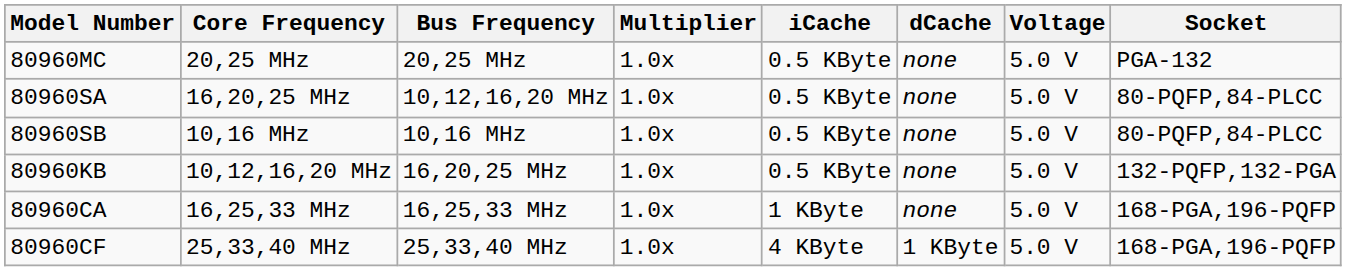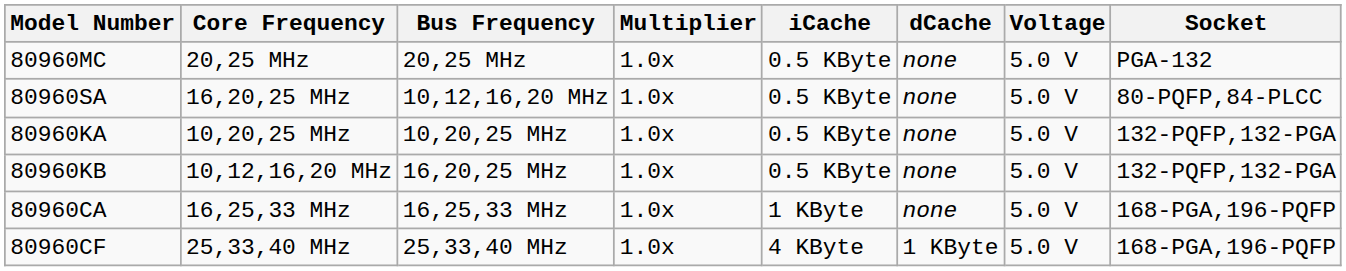- row: (58, 135)
+ row: (58, 135)
